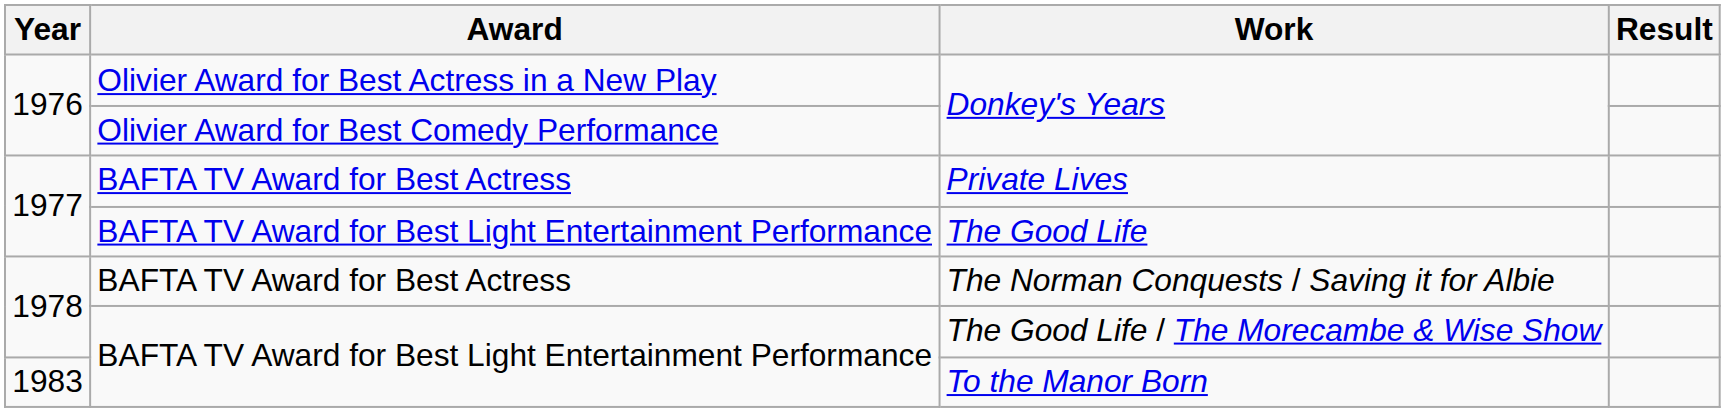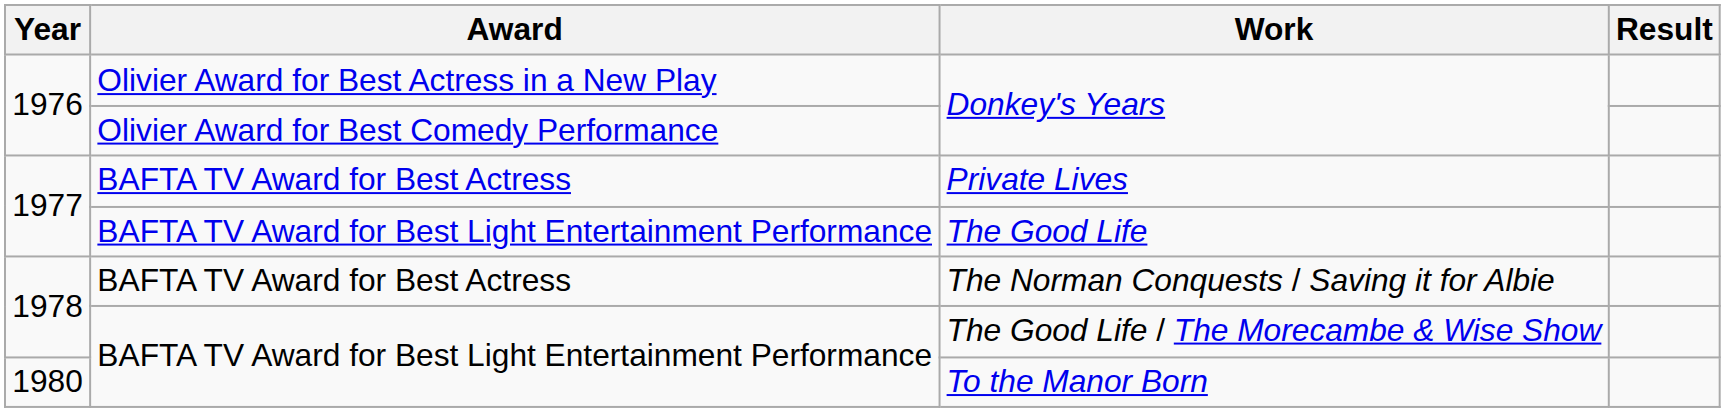(48, 381) 1983 -> (48, 381) 1980
